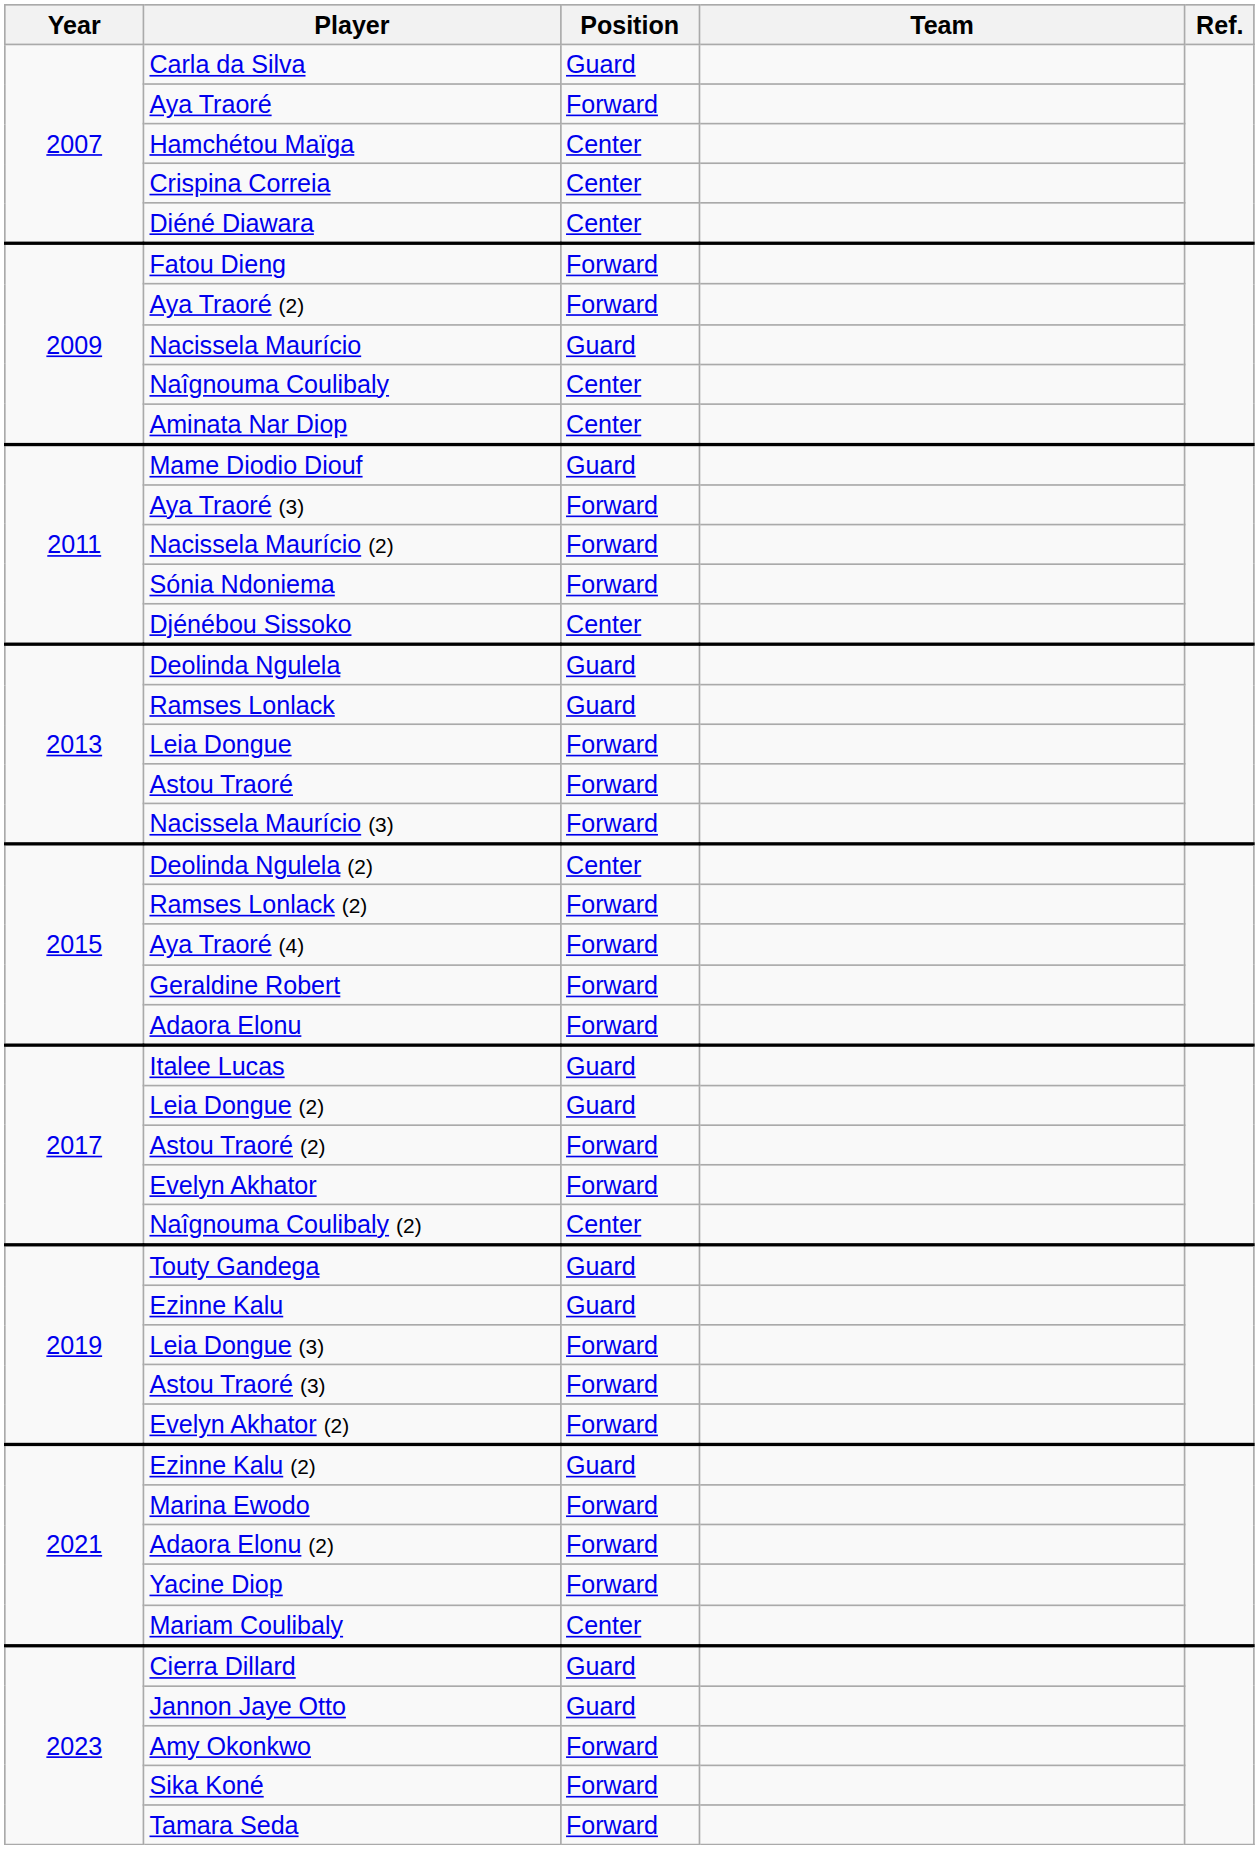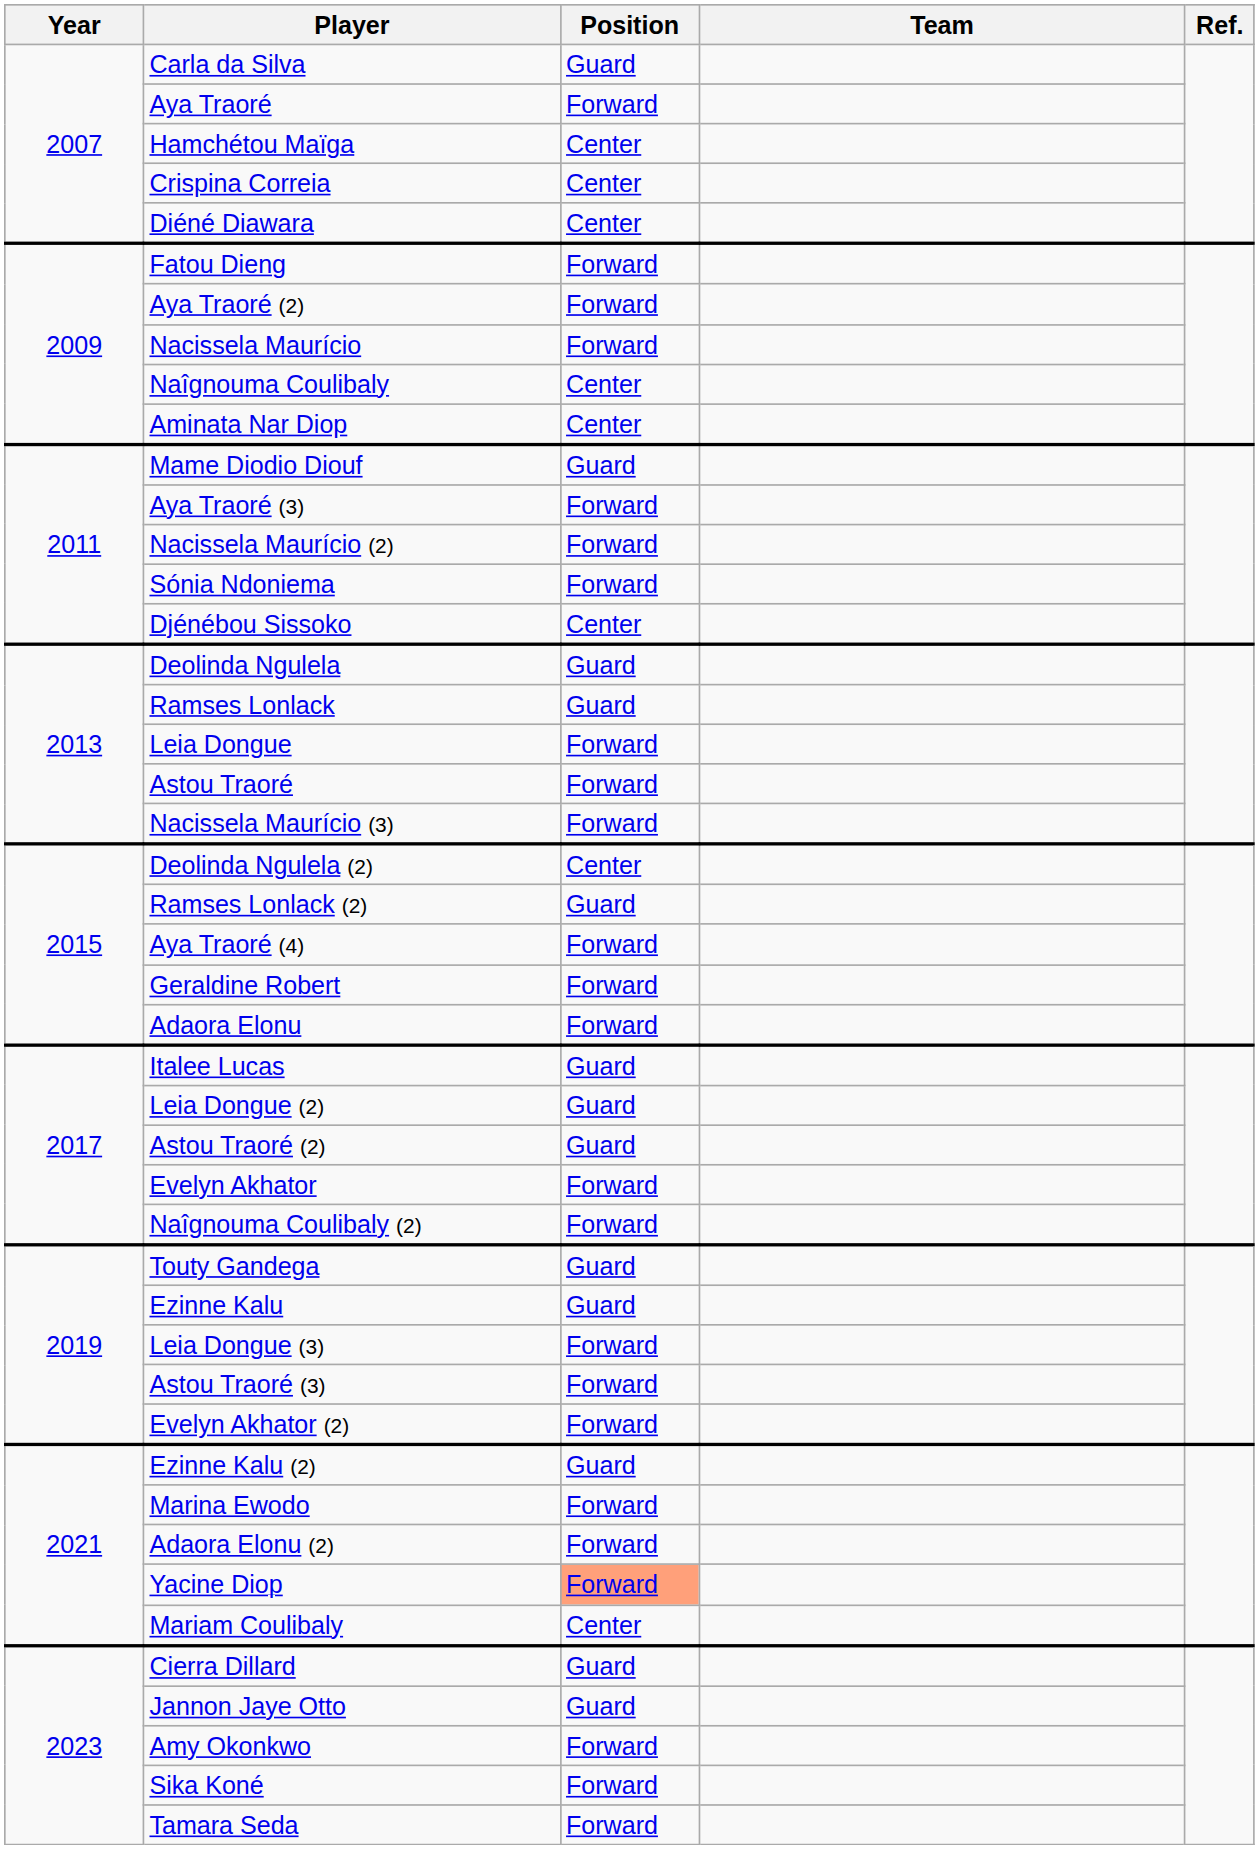(601, 344) Guard -> (612, 344) Forward
(612, 905) Forward -> (601, 905) Guard
(612, 1145) Forward -> (601, 1145) Guard
(604, 1224) Center -> (612, 1224) Forward
(612, 1585) no background -> (612, 1585) lightsalmon background
